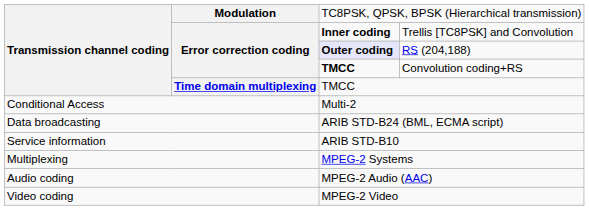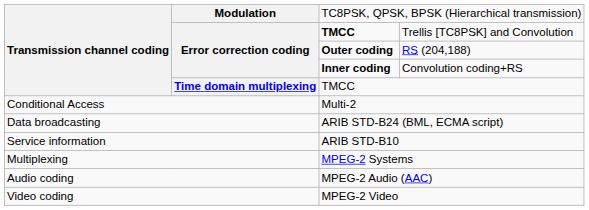(356, 31) Inner coding -> (338, 31) TMCC
(357, 50) lavender background -> (357, 50) no background
(338, 68) TMCC -> (356, 68) Inner coding
